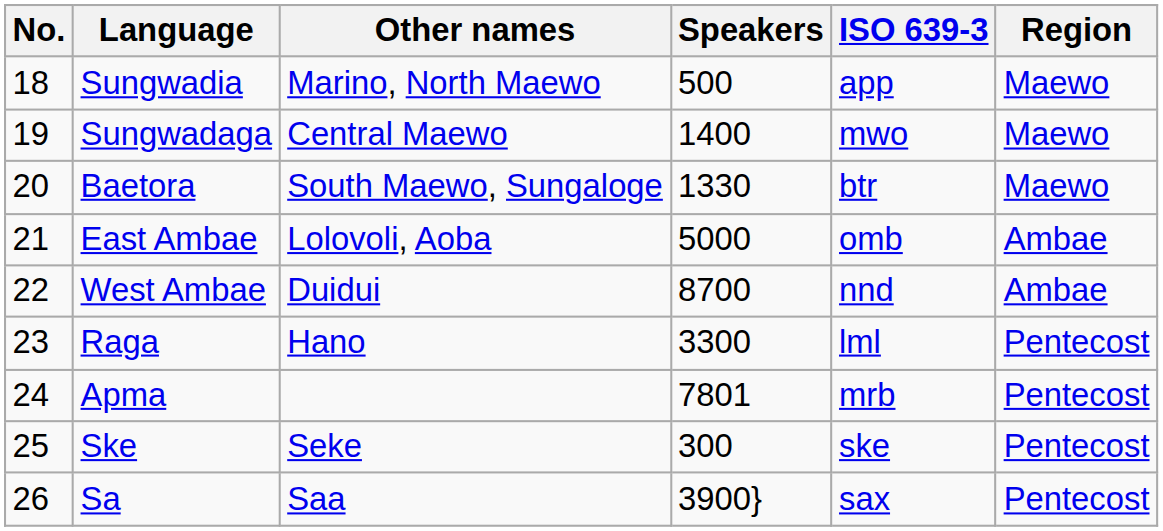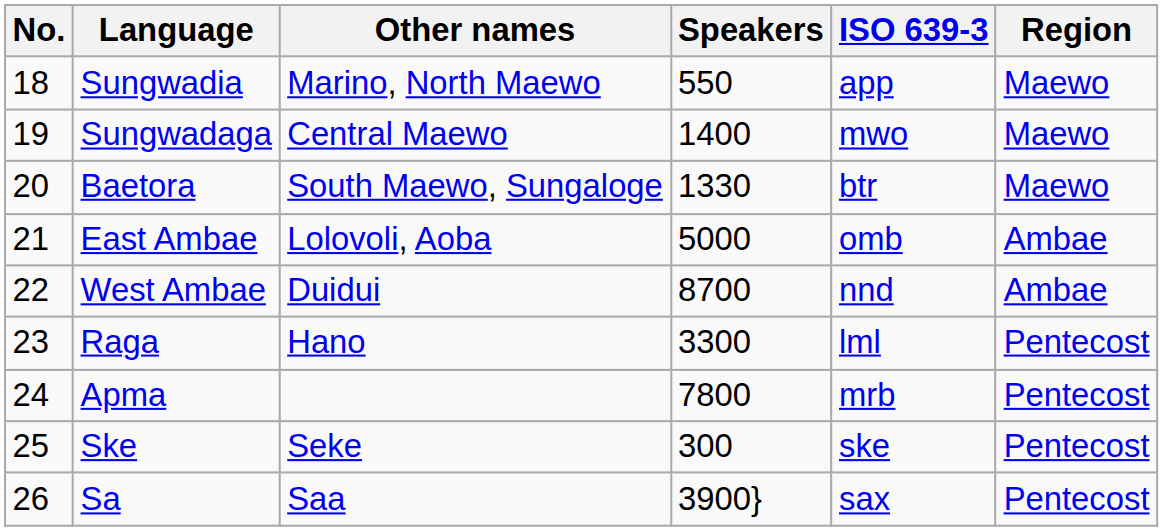(705, 82) 500 -> (705, 82) 550
(714, 394) 7801 -> (714, 394) 7800
